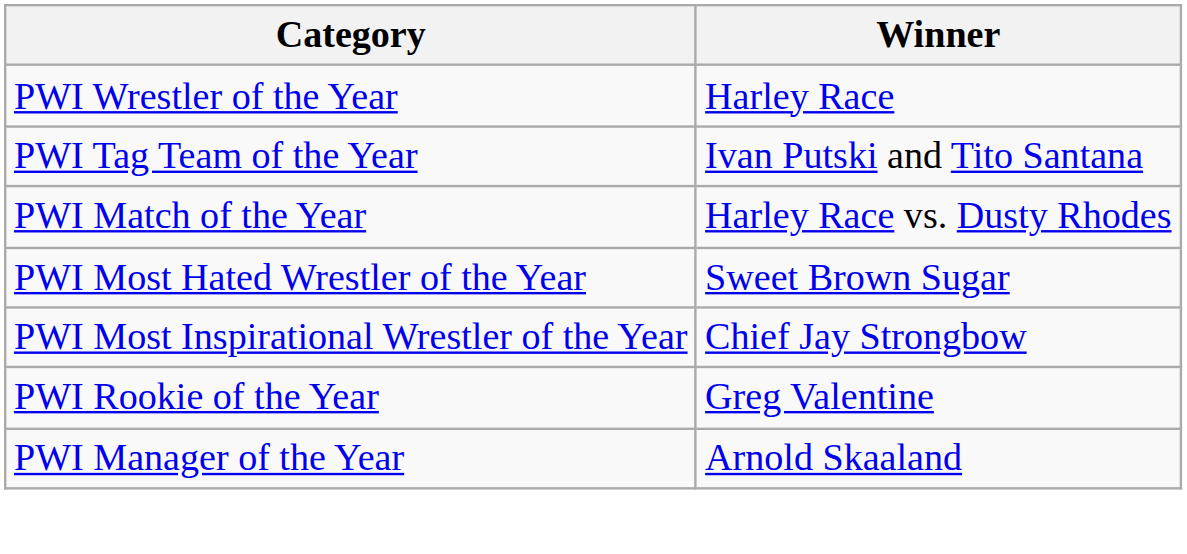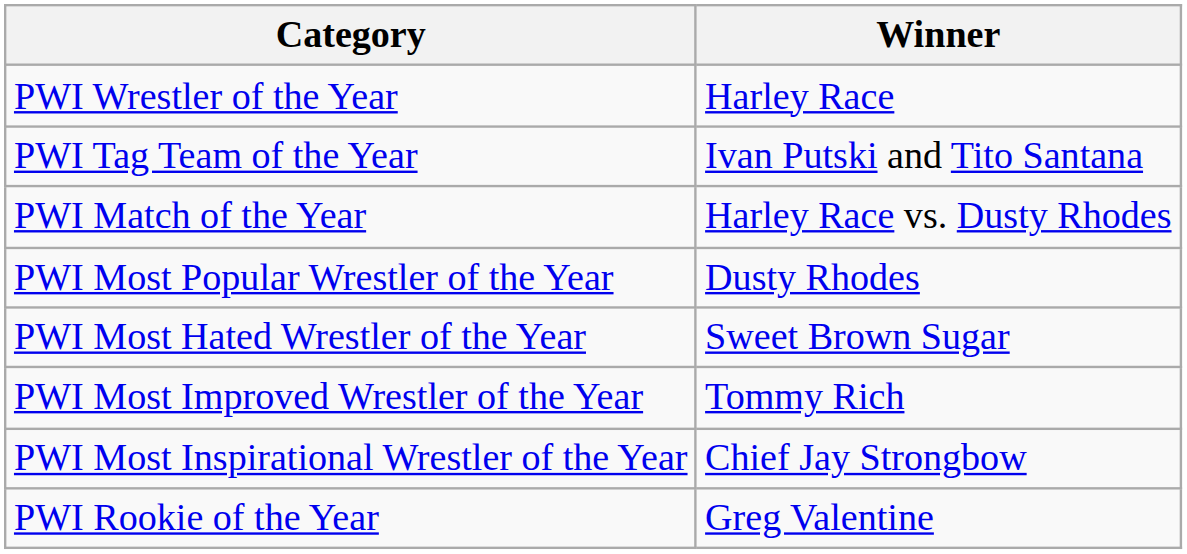+ row: (314, 276)
+ row: (329, 397)
- row: (209, 457)
